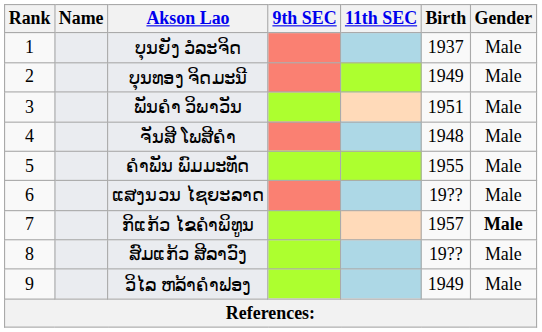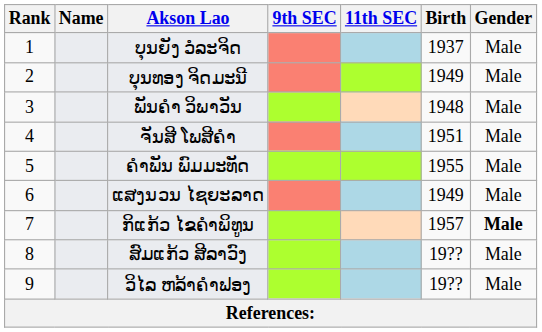(446, 106) 1951 -> (446, 106) 1948
(446, 136) 1948 -> (446, 136) 1951
(446, 195) 19?? -> (446, 195) 1949
(446, 284) 1949 -> (446, 284) 19??
